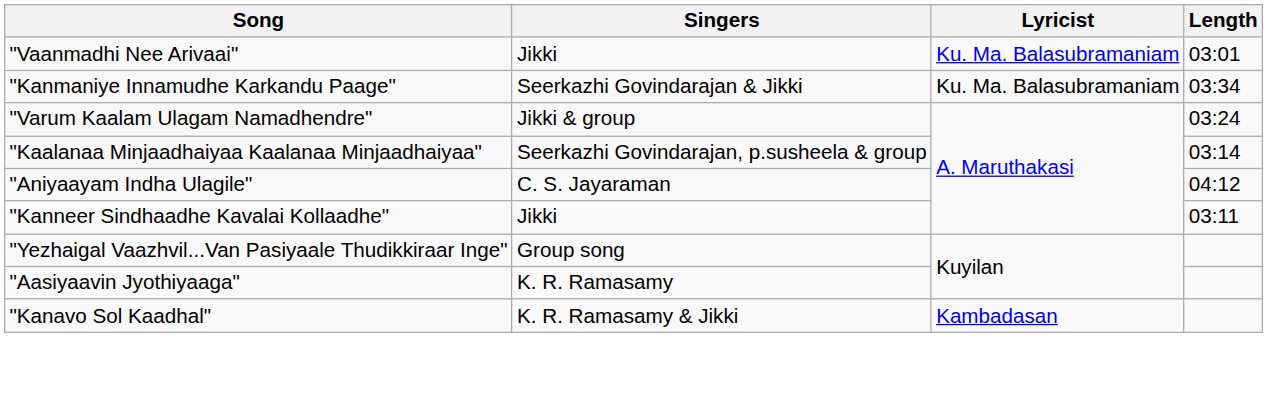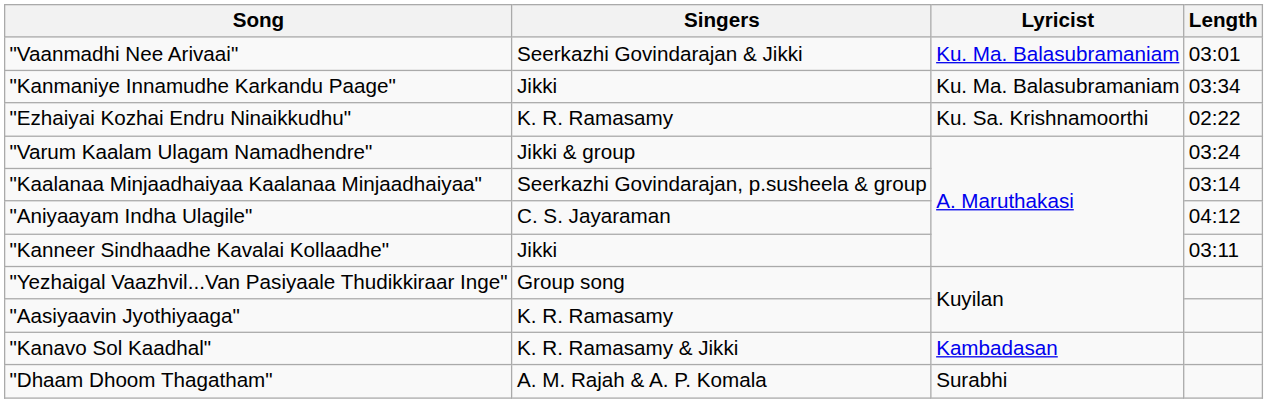(537, 53) Jikki -> (660, 53) Seerkazhi Govindarajan & Jikki
(660, 86) Seerkazhi Govindarajan & Jikki -> (537, 86) Jikki
+ row: (180, 119)
+ row: (141, 380)
